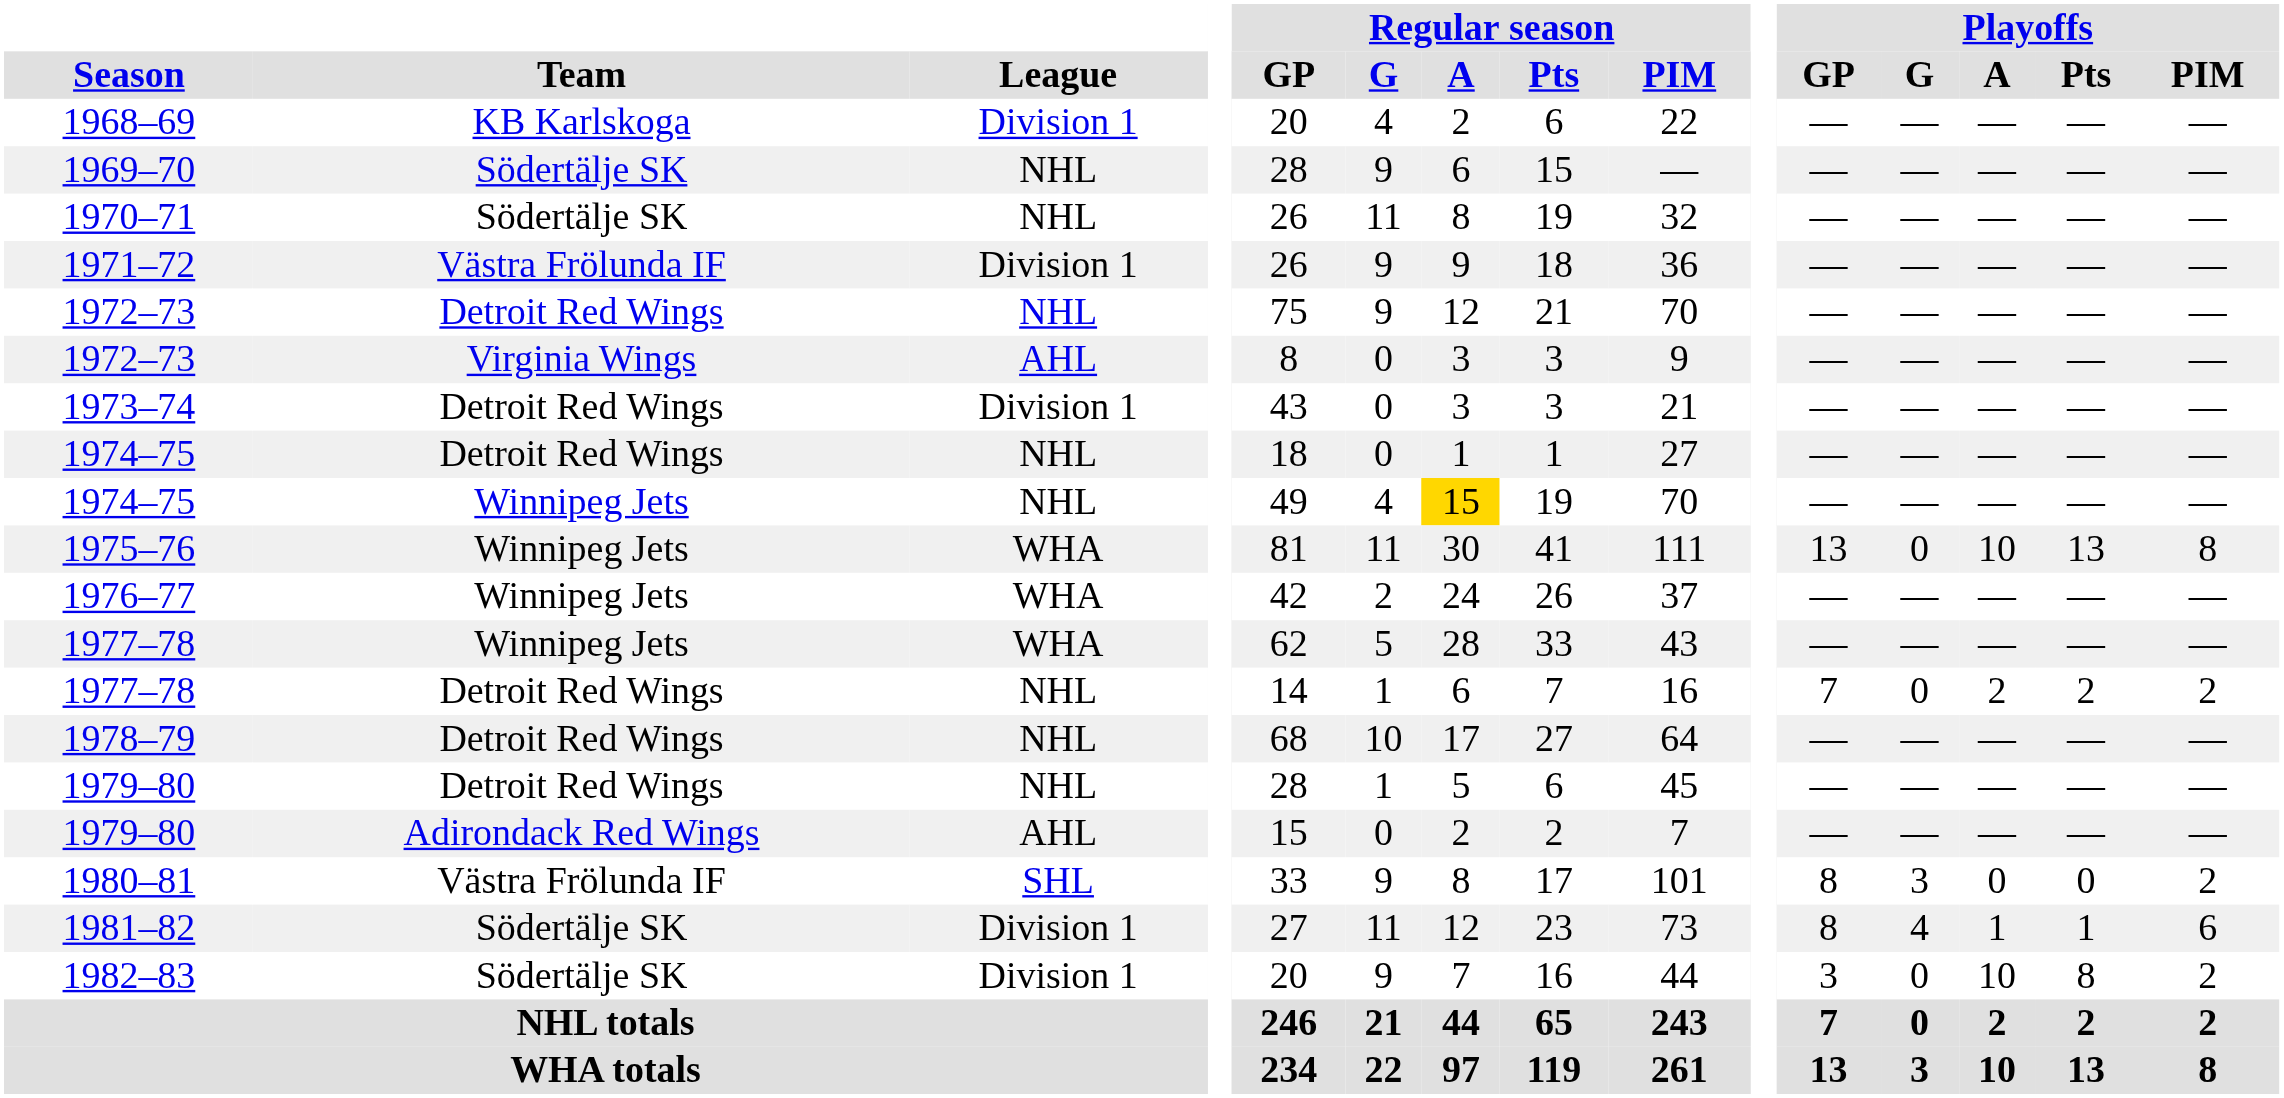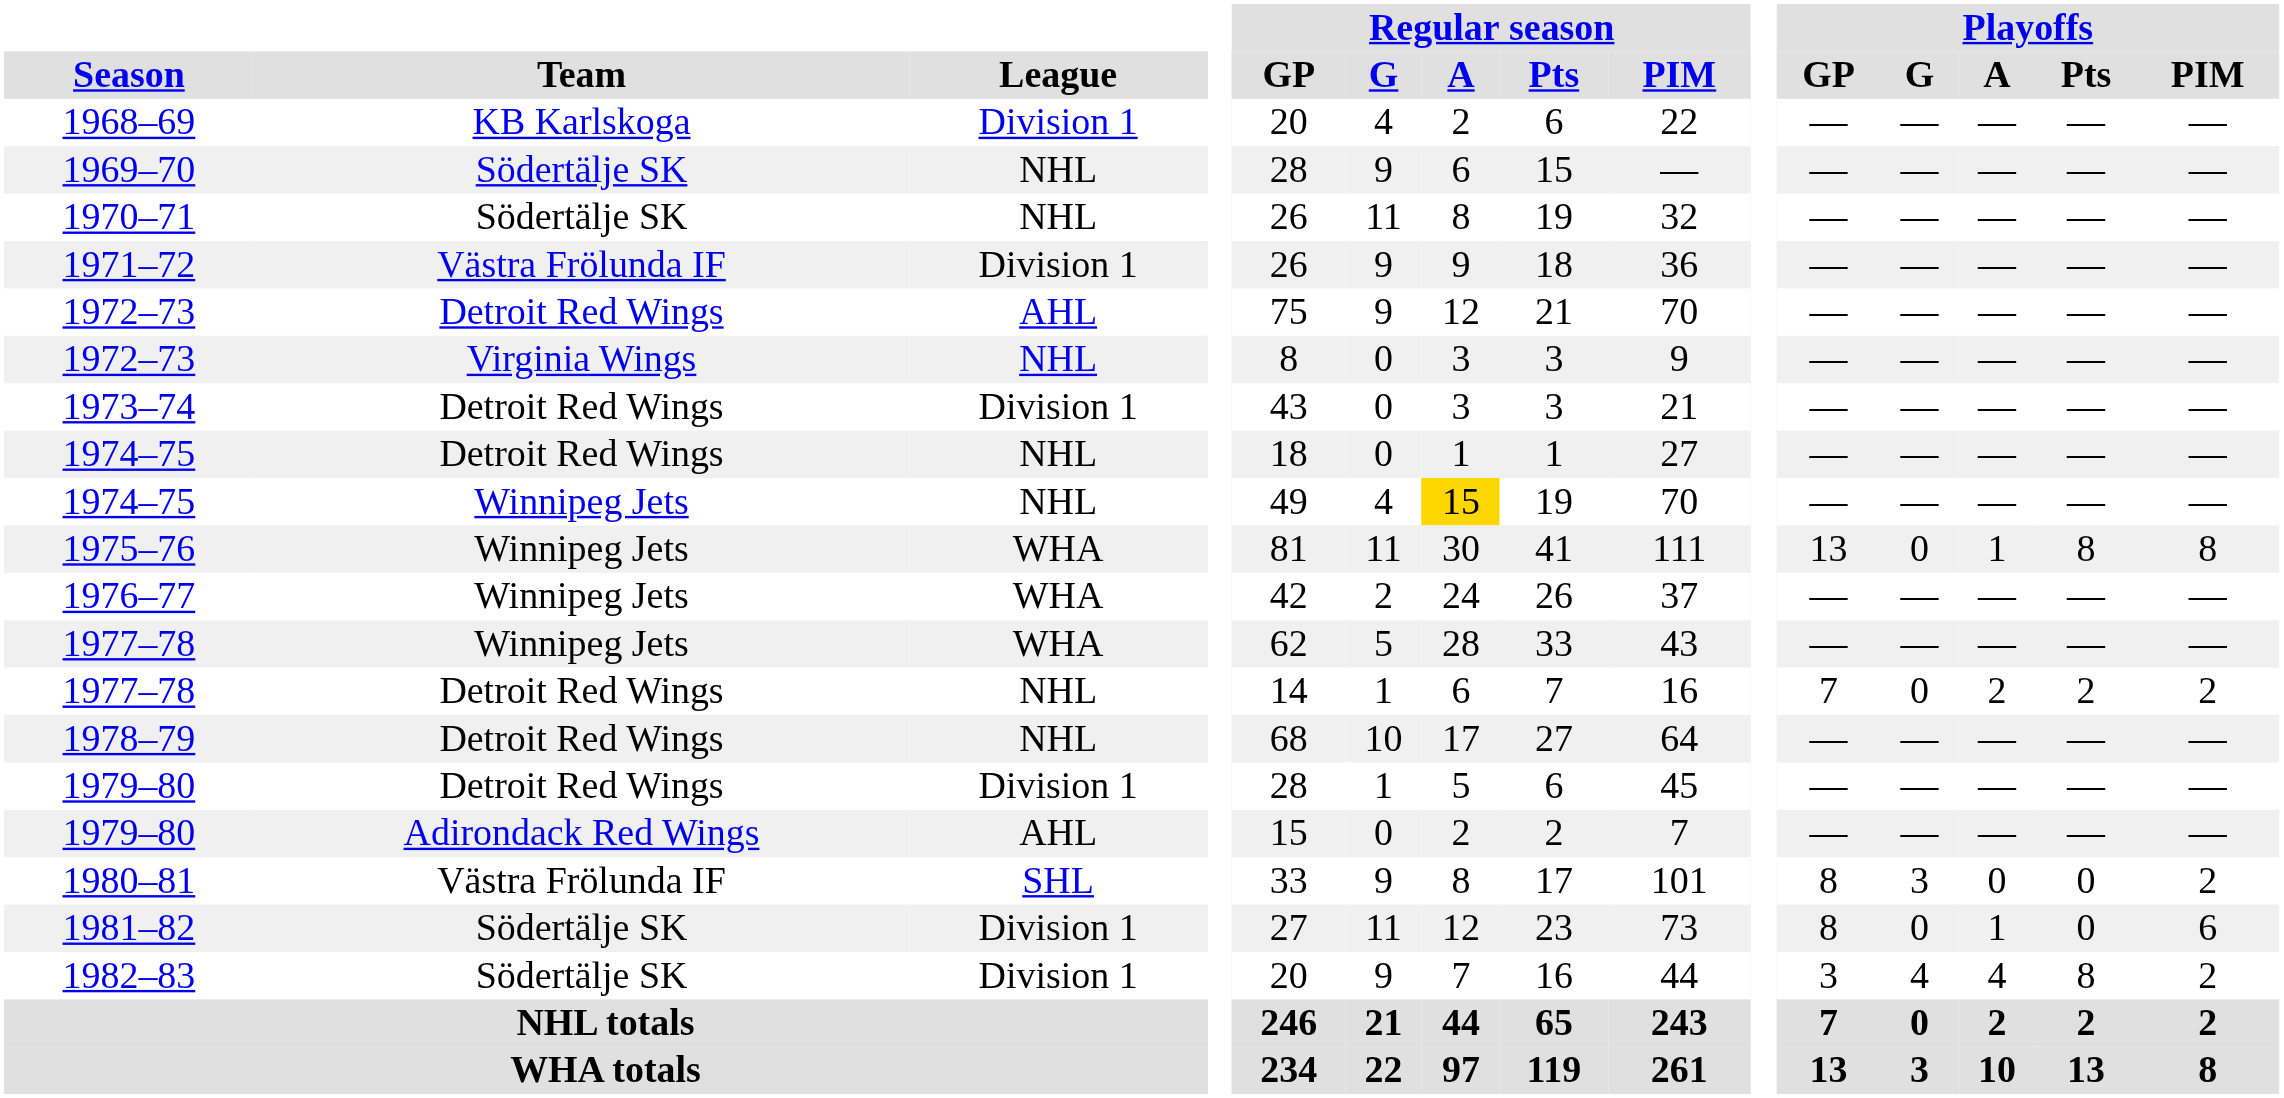(1058, 311) NHL -> (1058, 311) AHL
(1058, 358) AHL -> (1058, 358) NHL
(1997, 548) 10 -> (1997, 548) 1
(2086, 548) 13 -> (2086, 548) 8
(1058, 785) NHL -> (1058, 785) Division 1
(1919, 927) 4 -> (1919, 927) 0
(2086, 927) 1 -> (2086, 927) 0
(1919, 975) 0 -> (1919, 975) 4
(1997, 975) 10 -> (1997, 975) 4
